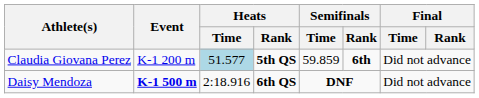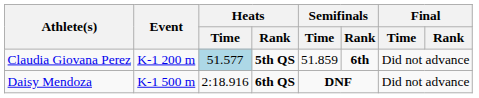(321, 60) 59.859 -> (320, 60) 51.859
(167, 82) bold -> (166, 82) normal
